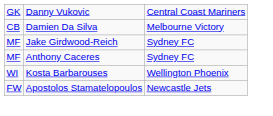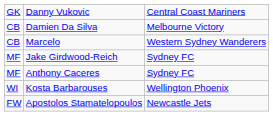+ row: (43, 42)
